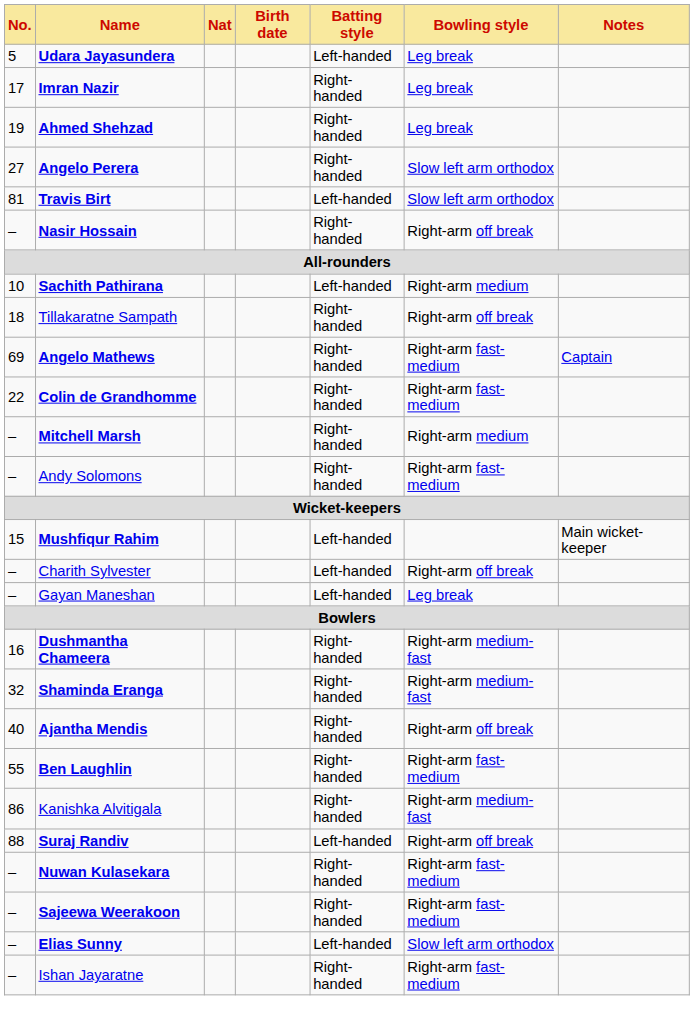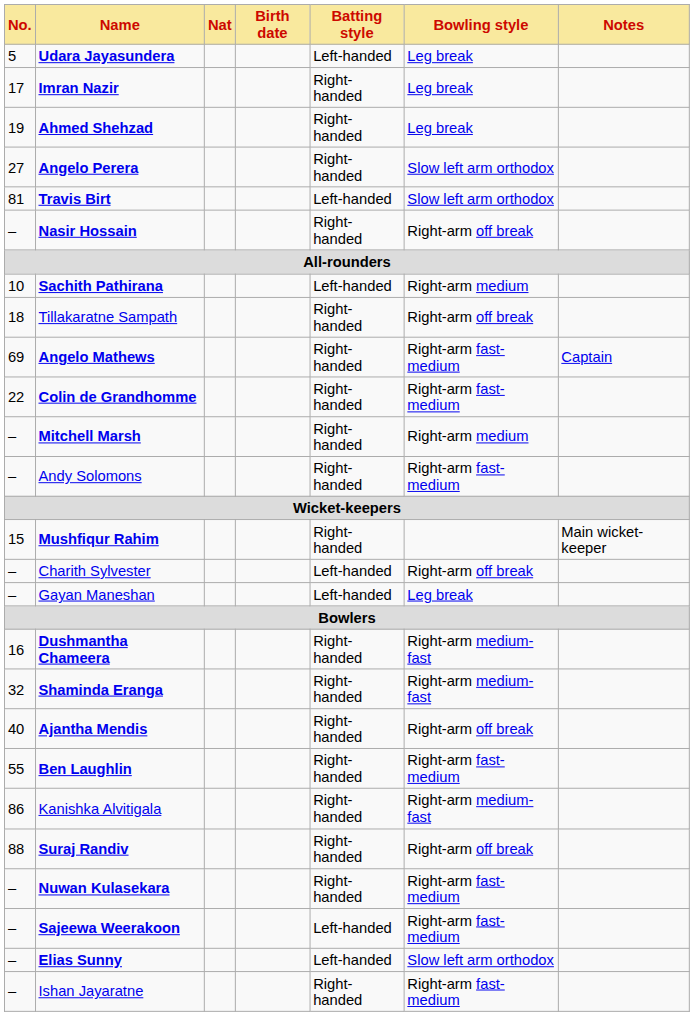(352, 540) Left-handed -> (338, 540) Right-handed
(352, 840) Left-handed -> (338, 849) Right-handed
(338, 912) Right-handed -> (352, 928) Left-handed
